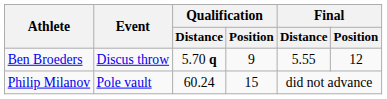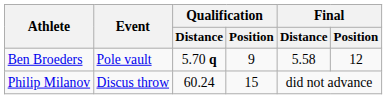(133, 60) Discus throw -> (124, 60) Pole vault
(304, 60) 5.55 -> (304, 60) 5.58
(124, 82) Pole vault -> (133, 82) Discus throw
